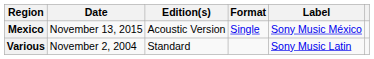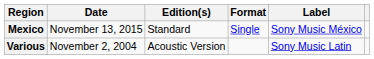(186, 29) Acoustic Version -> (169, 29) Standard
(169, 46) Standard -> (186, 46) Acoustic Version
